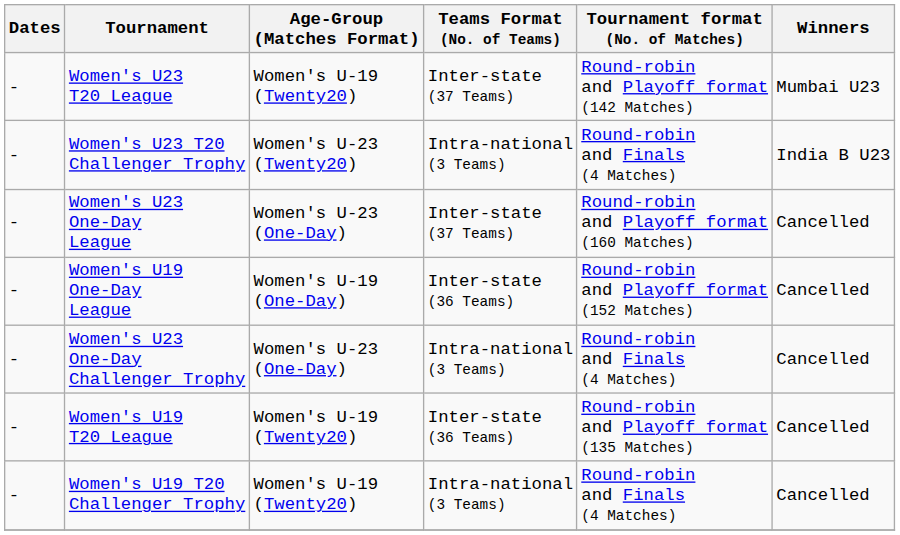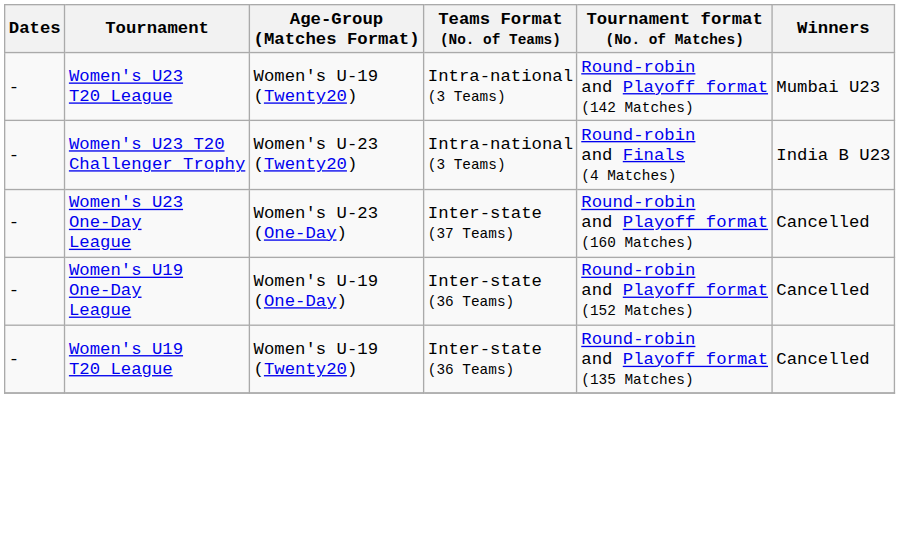(485, 86) Inter-state (37 Teams) -> (500, 86) Intra-national (3 Teams)
- row: (157, 359)
- row: (157, 495)
